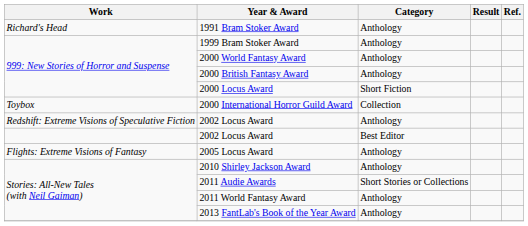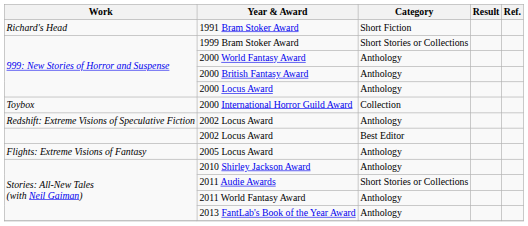(381, 27) Anthology -> (386, 27) Short Fiction
(381, 43) Anthology -> (414, 43) Short Stories or Collections
(386, 89) Short Fiction -> (381, 89) Anthology
